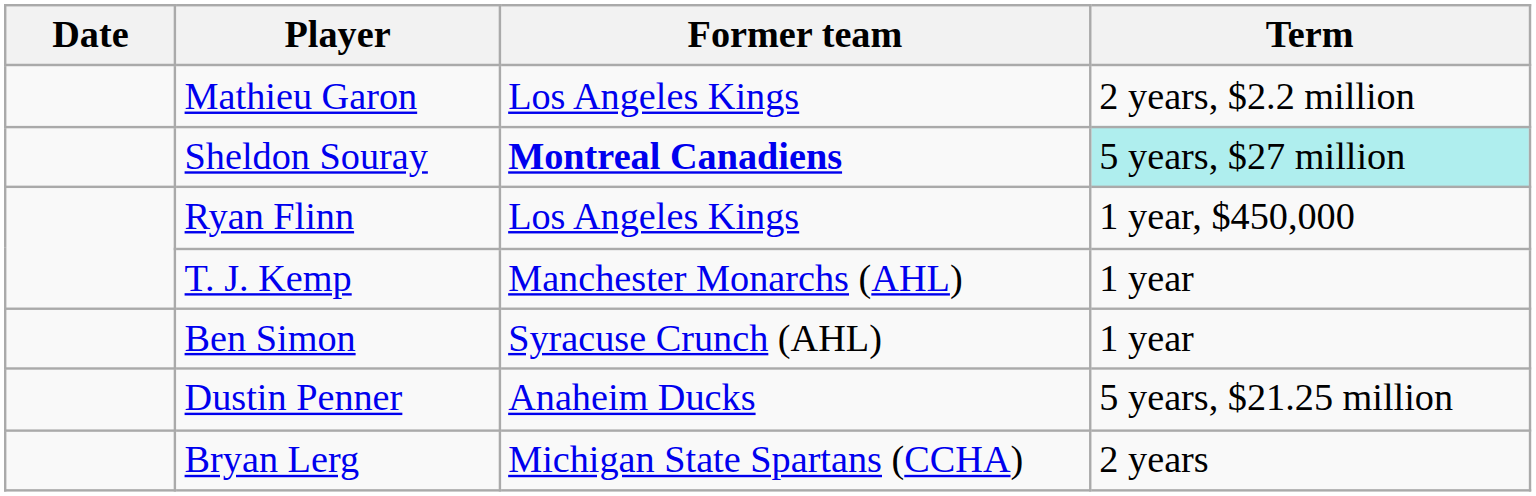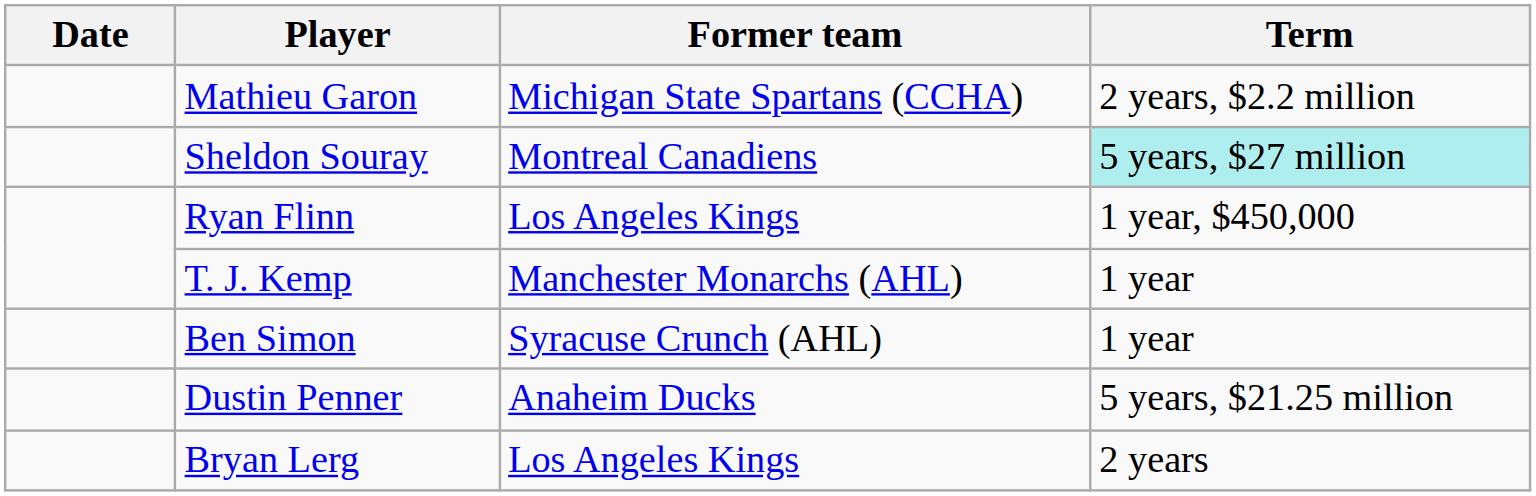(654, 95) Los Angeles Kings -> (766, 95) Michigan State Spartans (CCHA)
(675, 156) bold -> (663, 156) normal
(766, 459) Michigan State Spartans (CCHA) -> (654, 459) Los Angeles Kings
